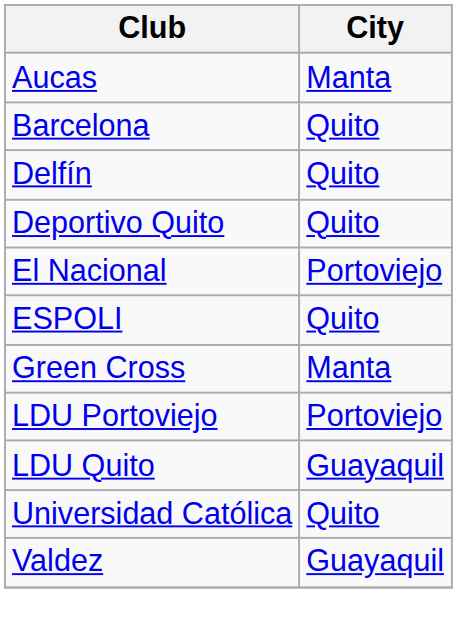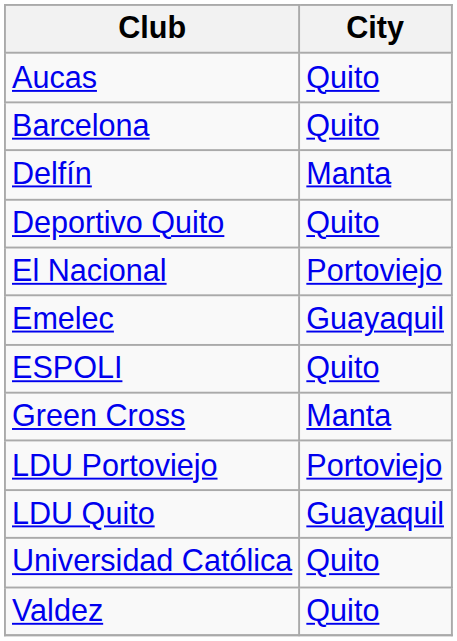(349, 77) Manta -> (343, 77) Quito
(343, 174) Quito -> (349, 174) Manta
+ row: (63, 319)
(375, 561) Guayaquil -> (343, 610) Quito
